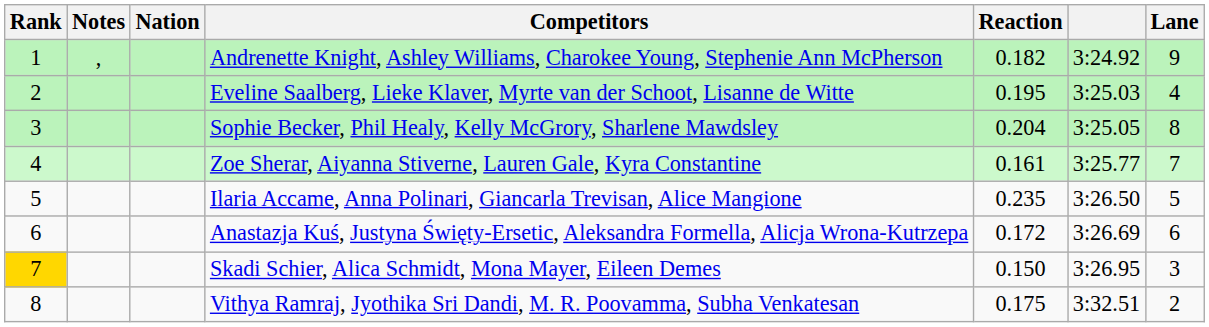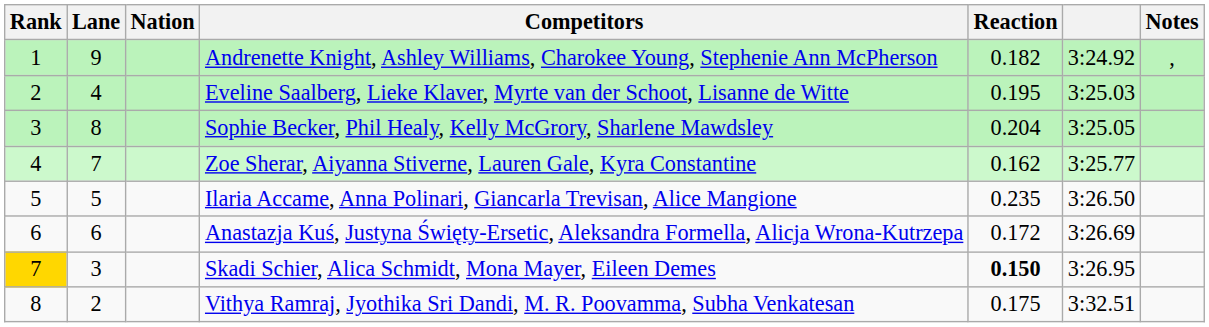columns swapped: (1174, 22) <-> (99, 22)
(1021, 163) 0.161 -> (1016, 163) 0.162
(1021, 269) normal -> (1016, 269) bold
